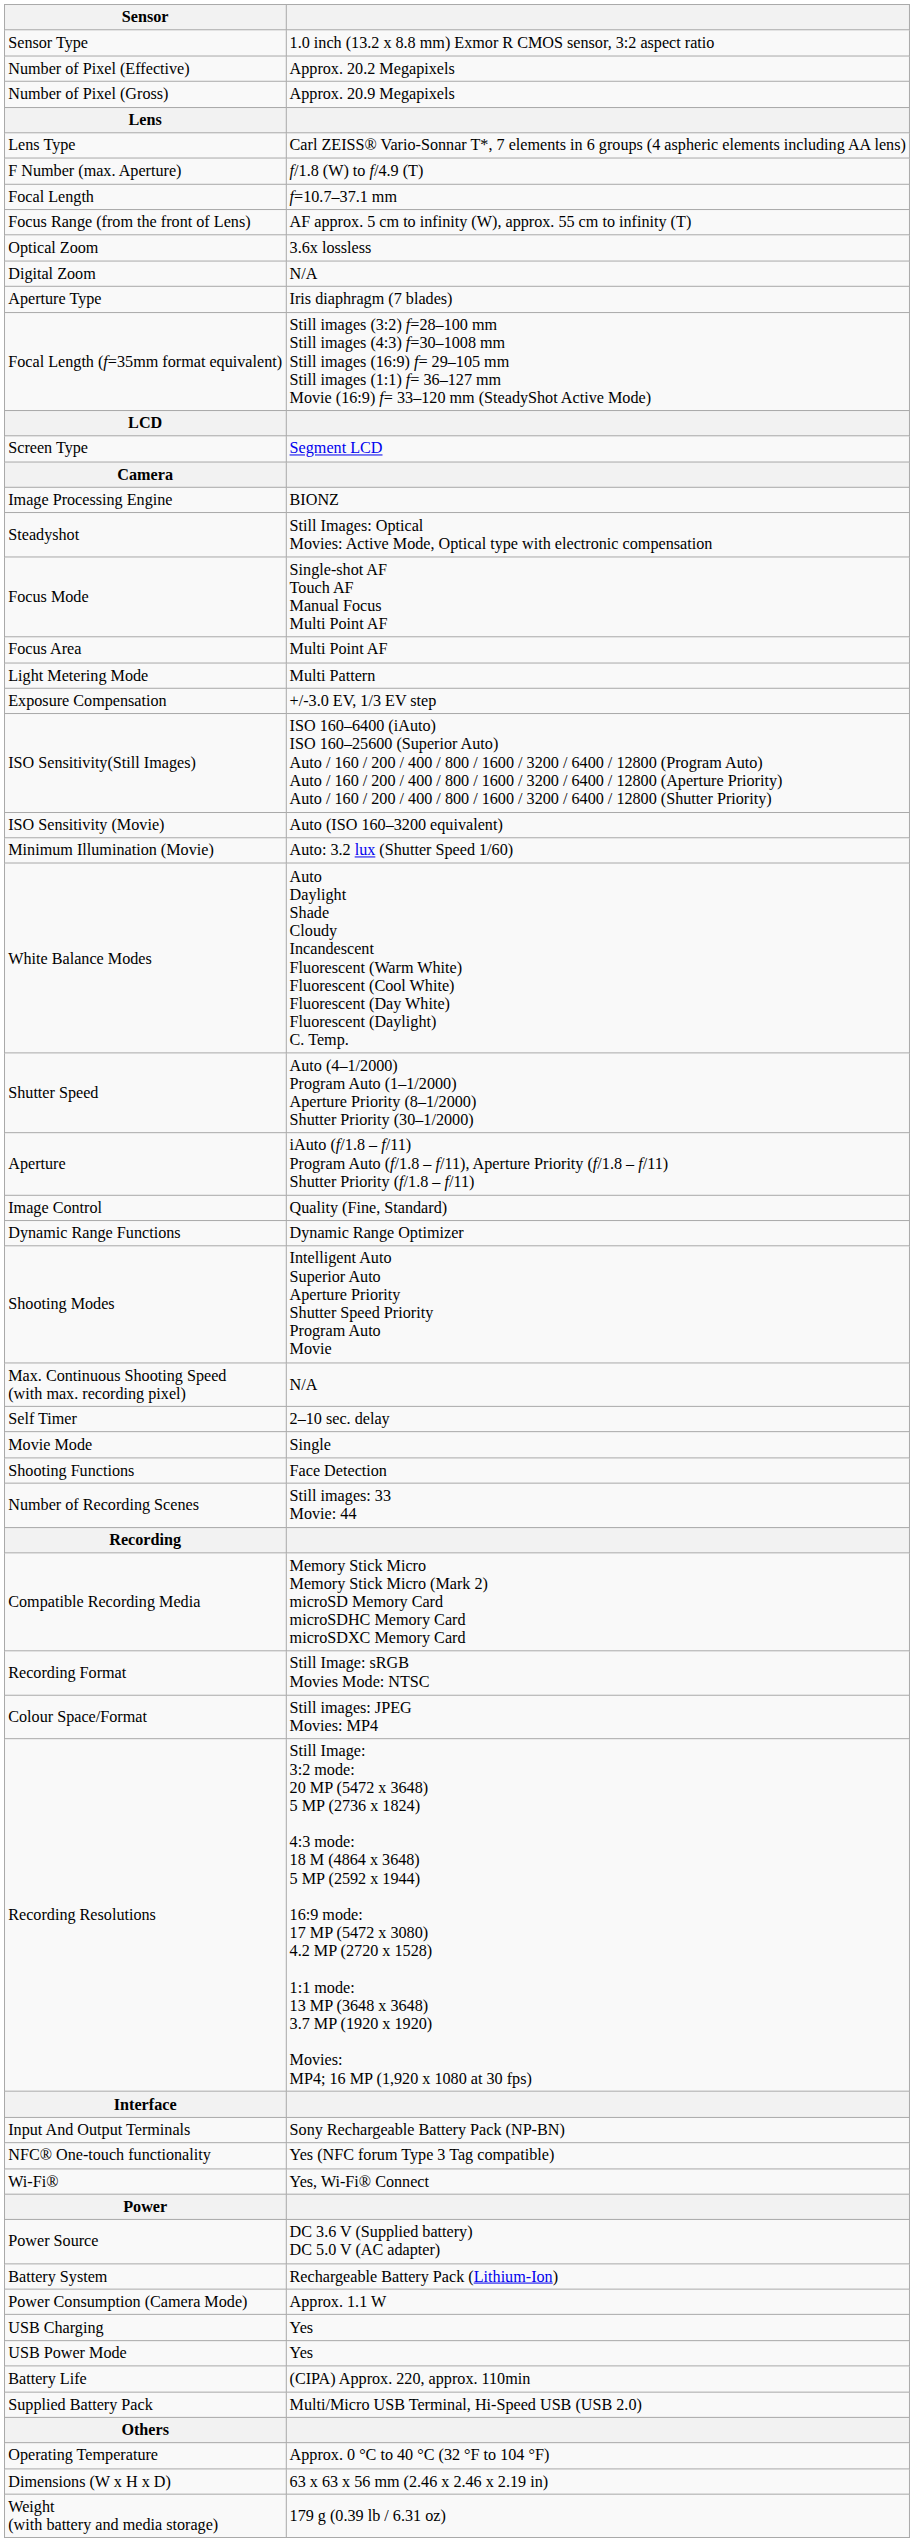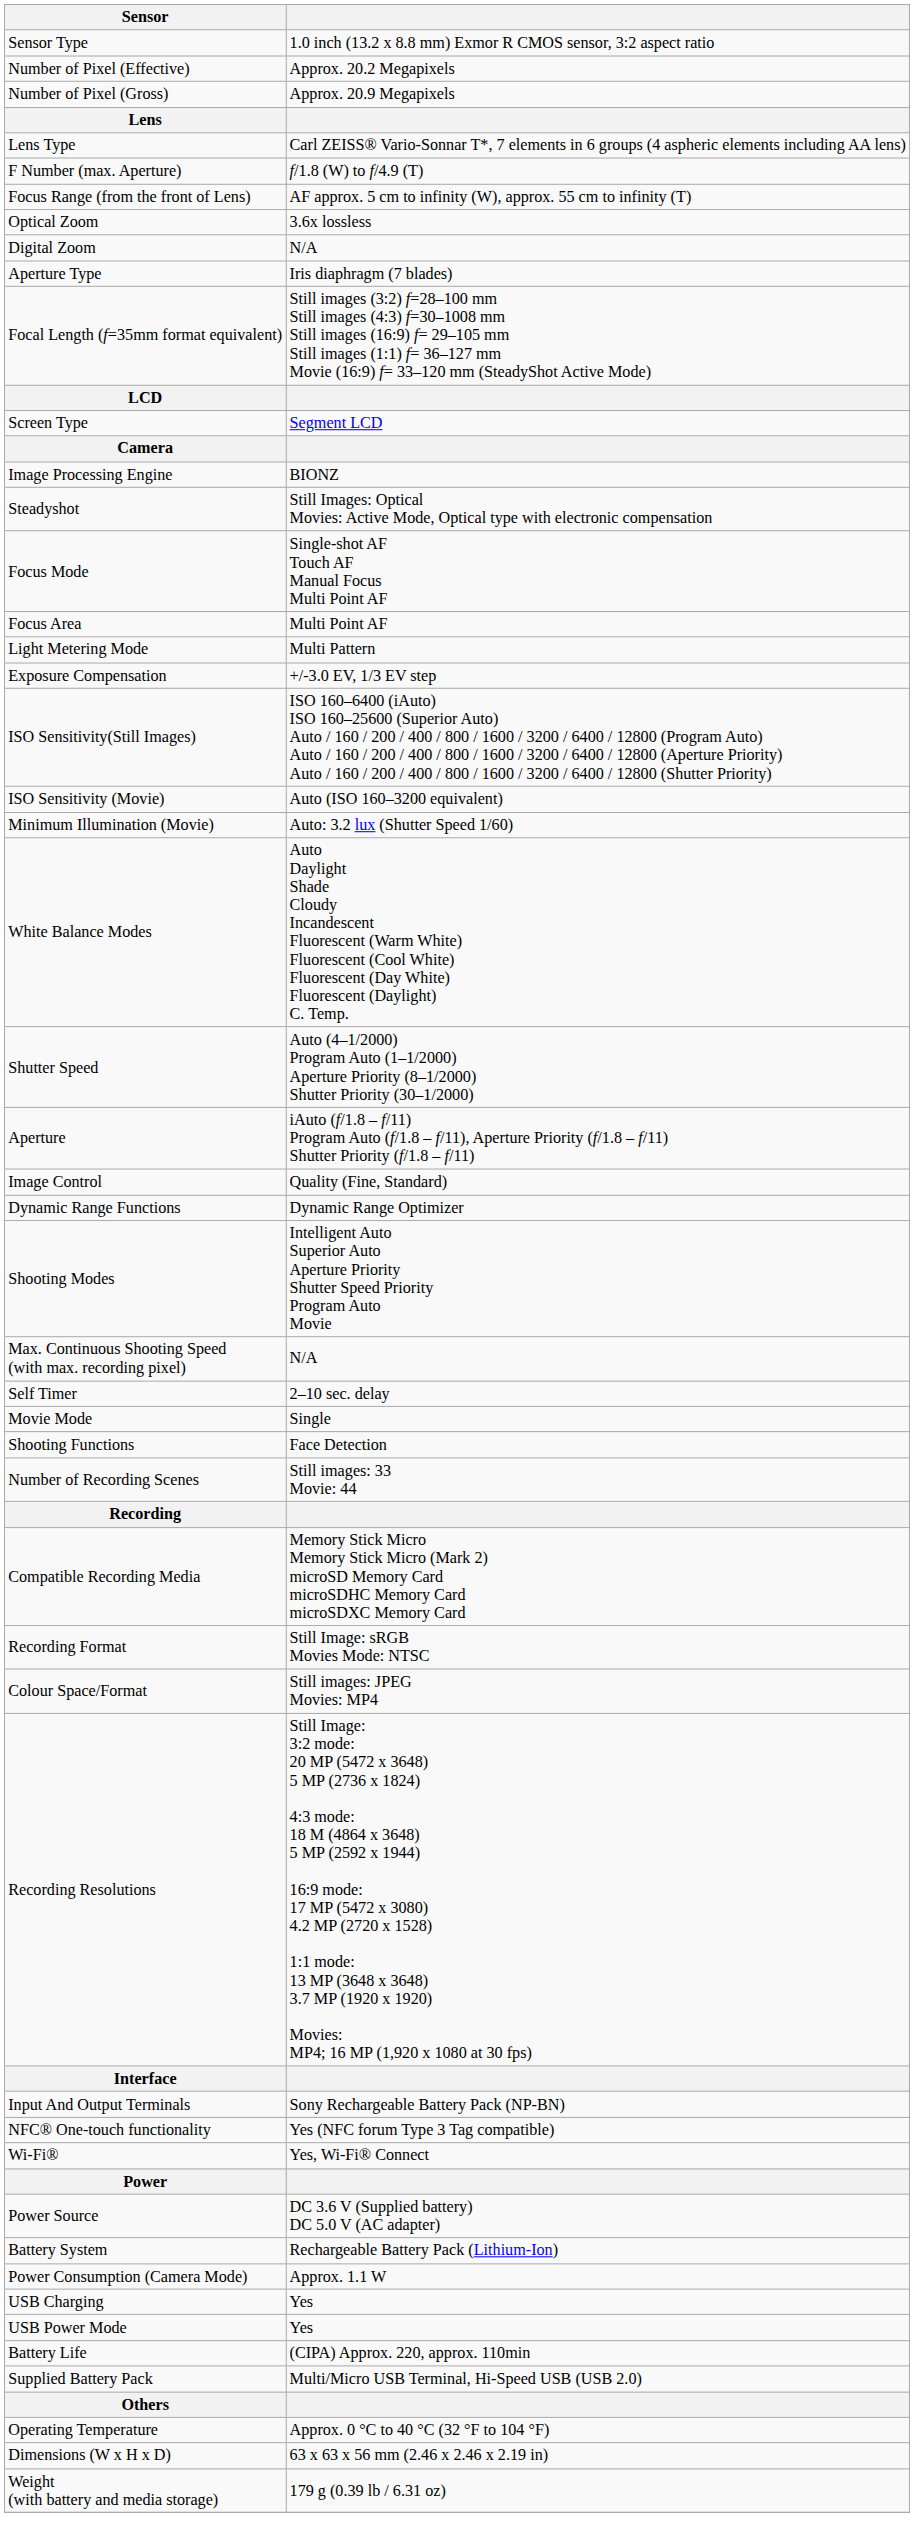- row: (51, 196)
